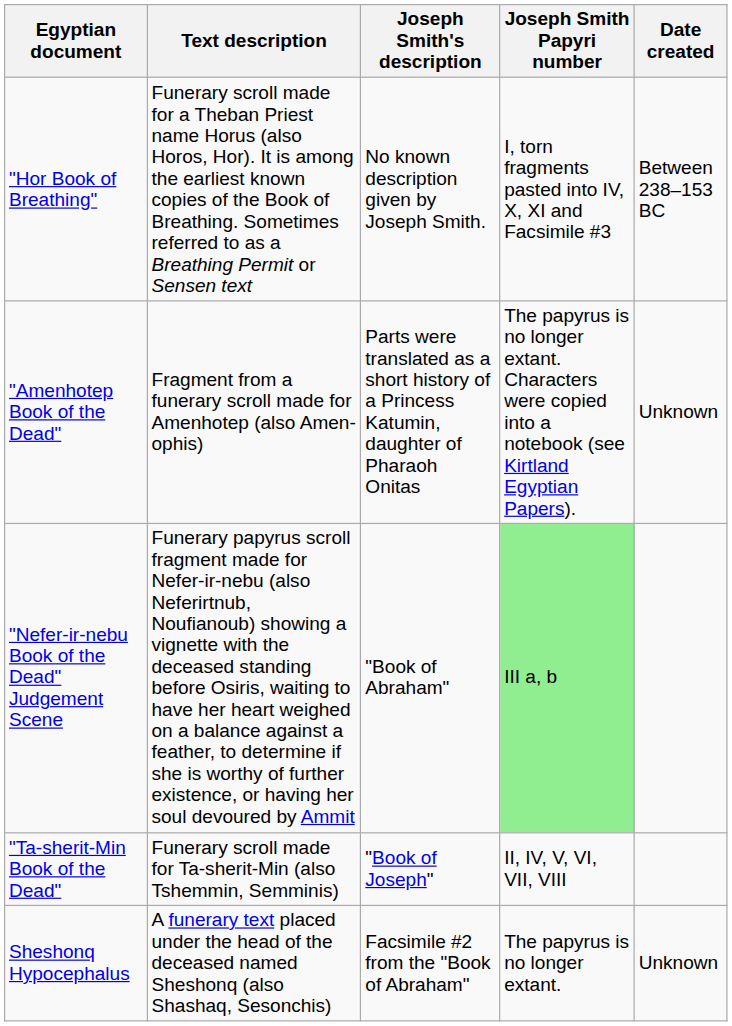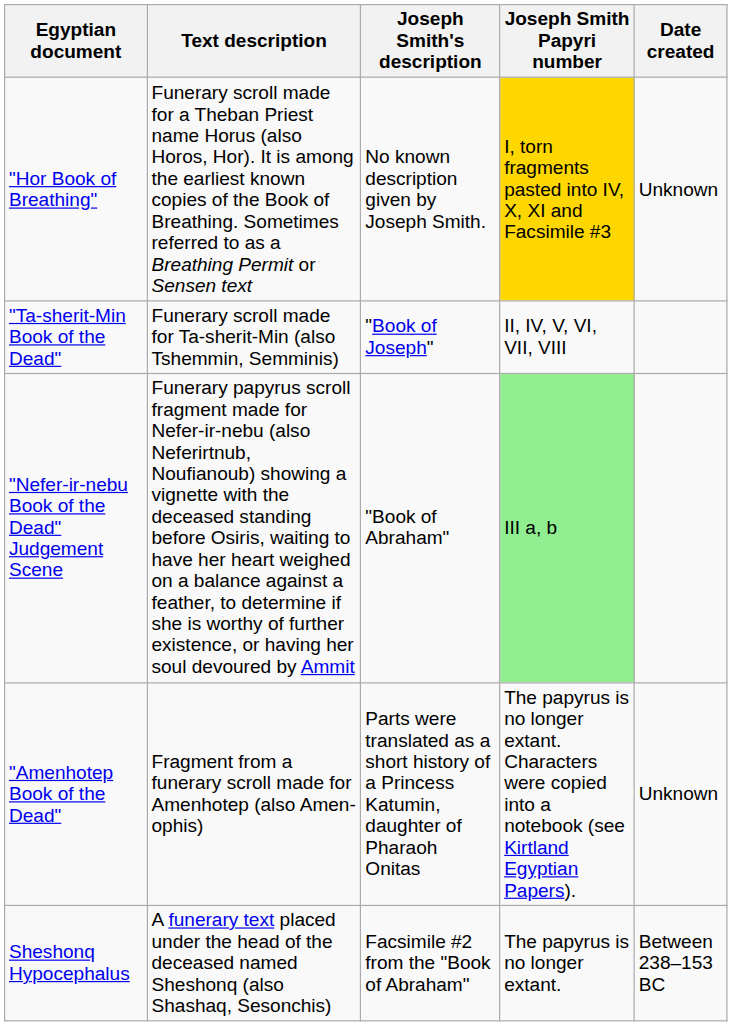(564, 189) no background -> (564, 189) gold background
(676, 189) Between 238–153 BC -> (678, 189) Unknown
rows swapped: (67, 868) <-> (61, 412)
(678, 963) Unknown -> (676, 963) Between 238–153 BC
